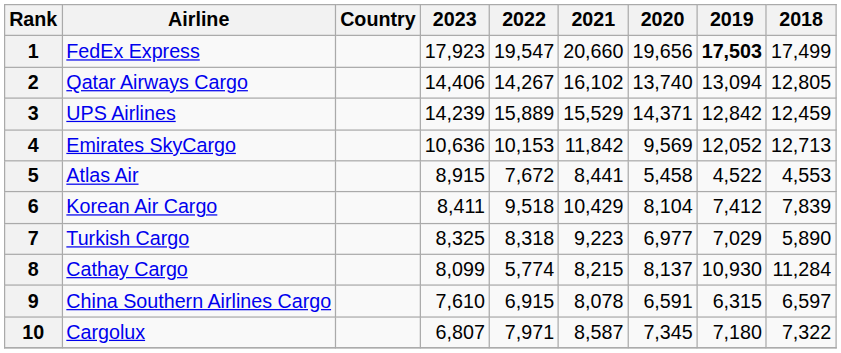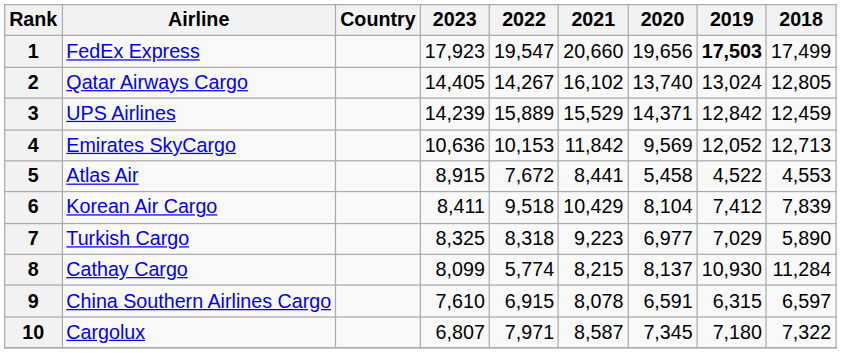(455, 82) 14,406 -> (455, 82) 14,405
(732, 82) 13,094 -> (732, 82) 13,024
